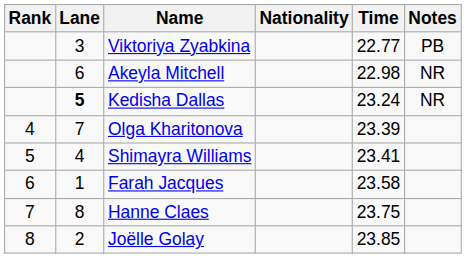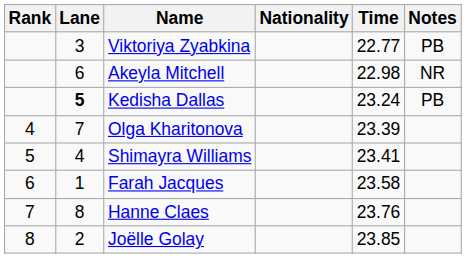(433, 101) NR -> (433, 101) PB
(378, 211) 23.75 -> (378, 211) 23.76
